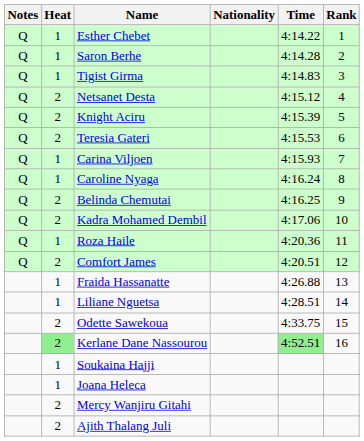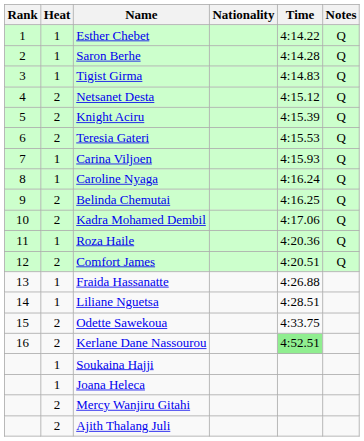columns swapped: (341, 14) <-> (23, 14)
(58, 343) lightgreen background -> (57, 343) no background
